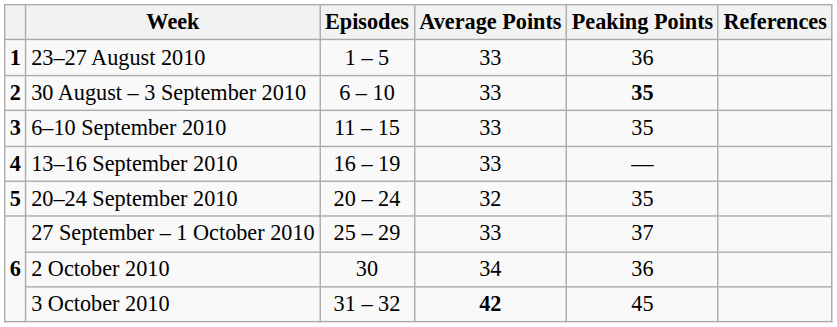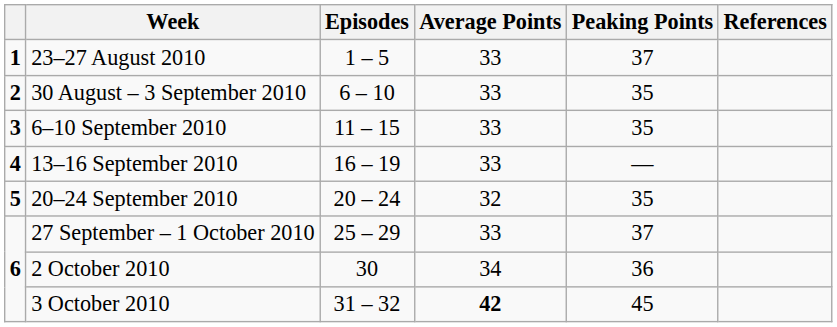(642, 57) 36 -> (642, 57) 37
(642, 92) bold -> (642, 92) normal
